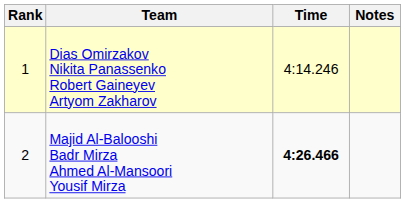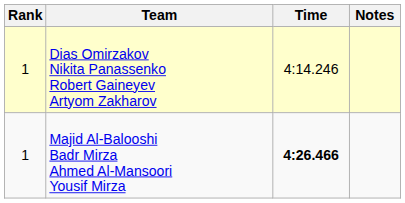(25, 155) 2 -> (25, 155) 1
